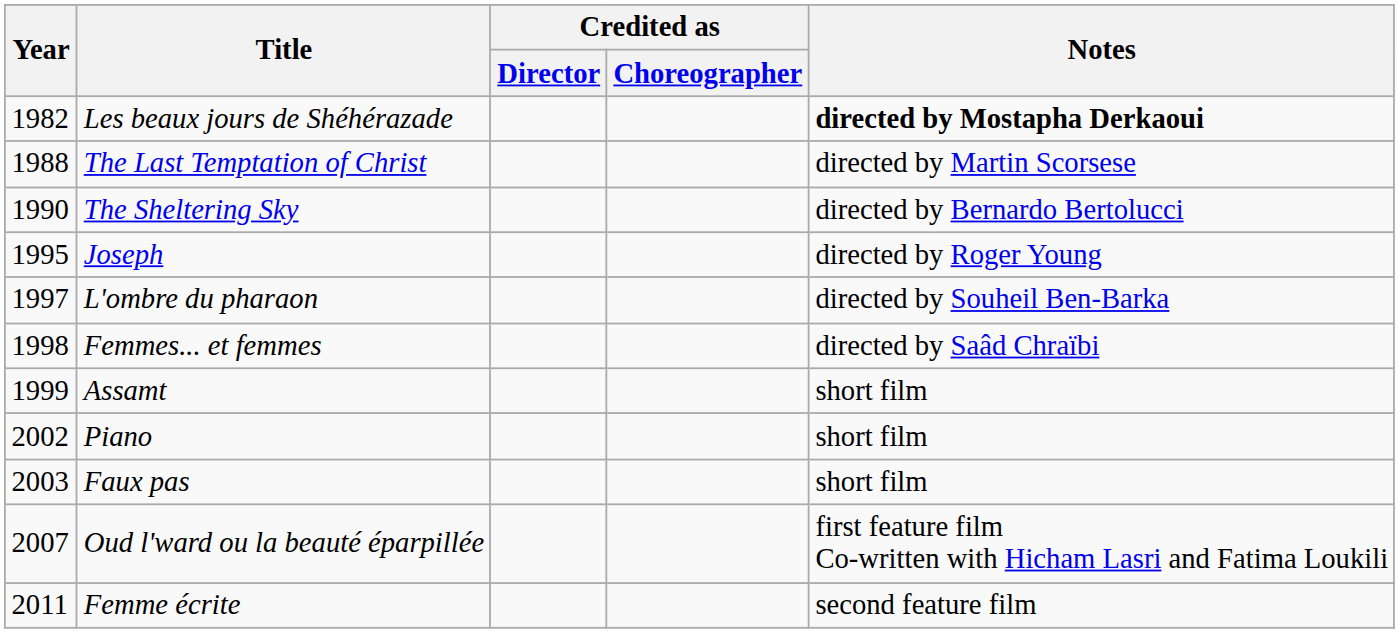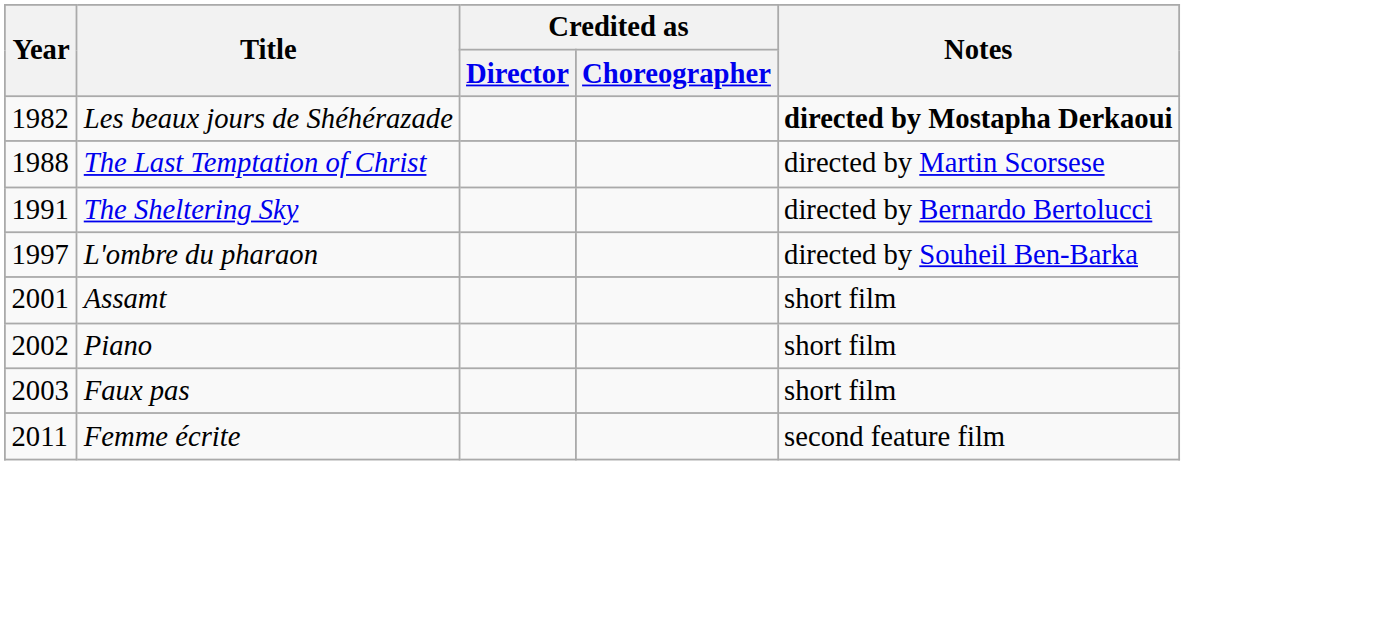(40, 208) 1990 -> (40, 208) 1991
- row: (124, 254)
- row: (203, 345)
(40, 390) 1999 -> (40, 299) 2001
- row: (284, 542)
